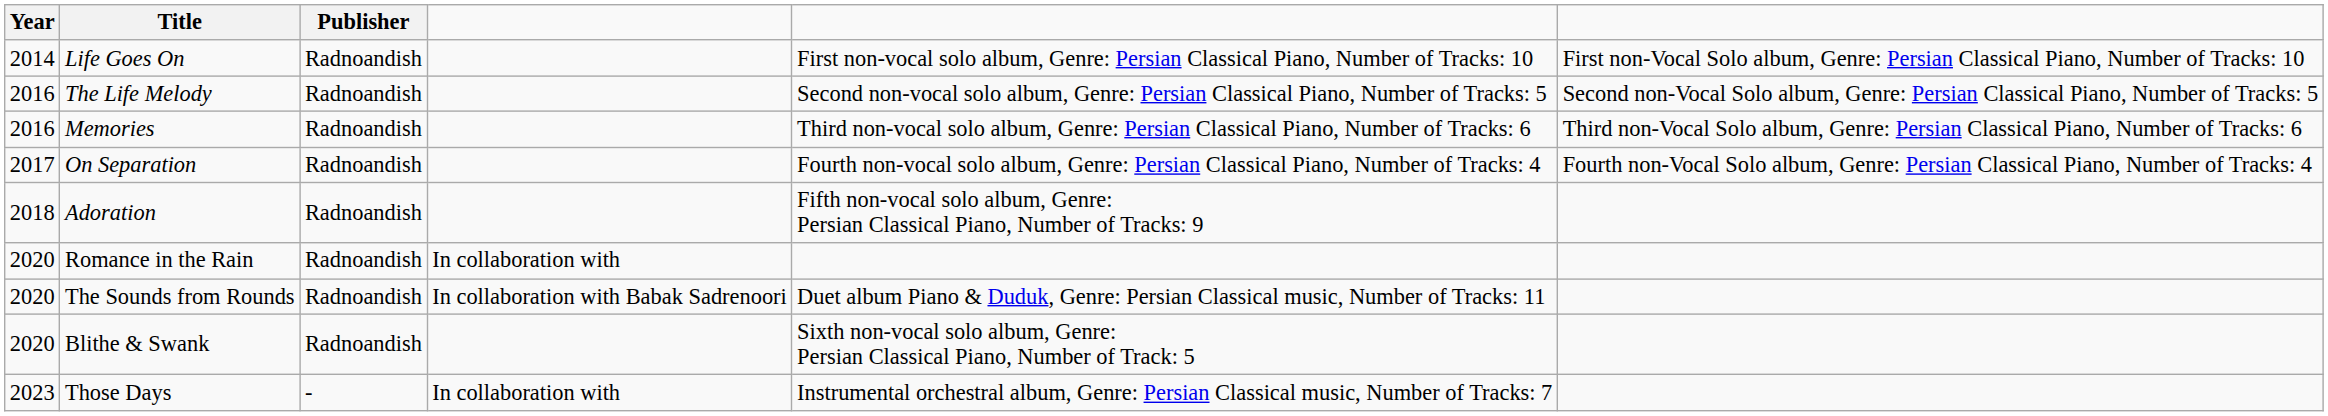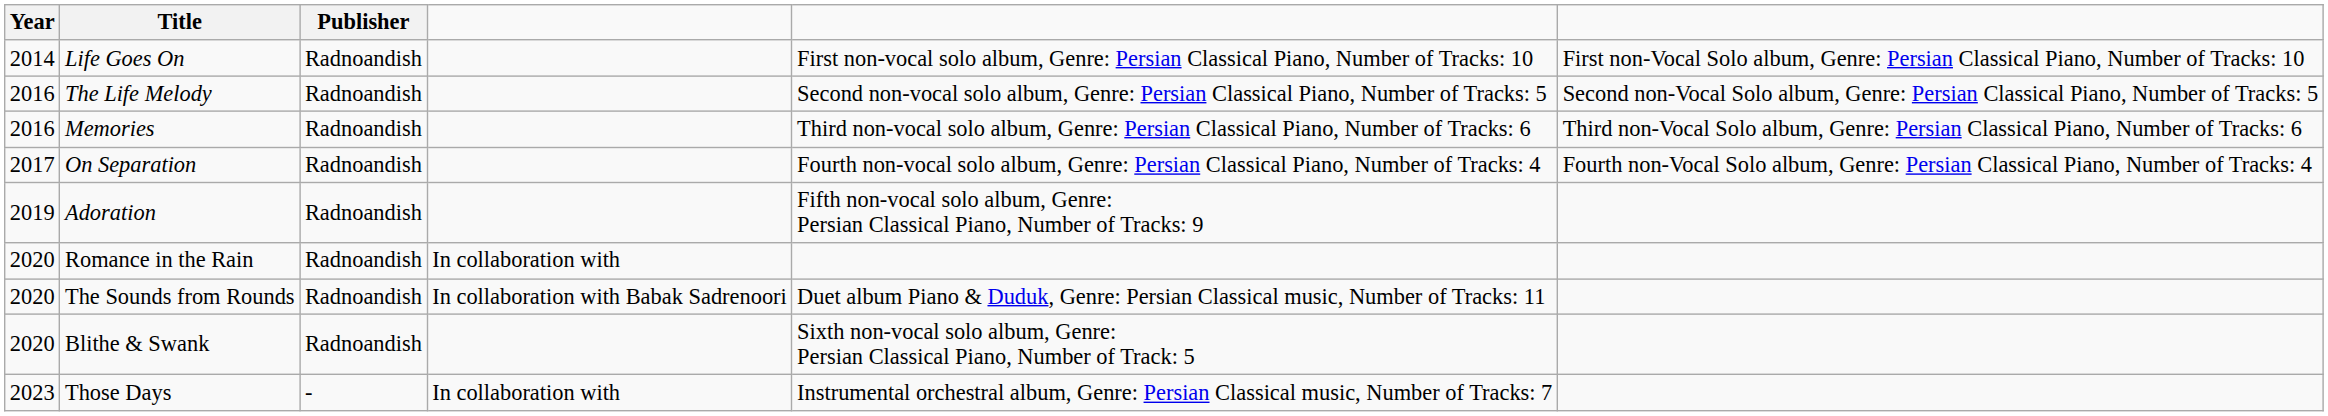(32, 212) 2018 -> (32, 212) 2019
